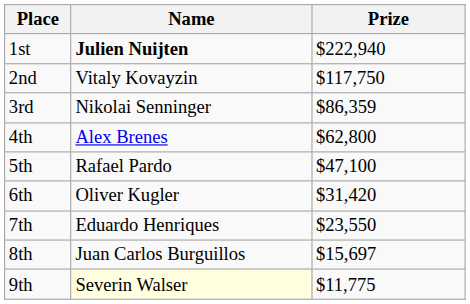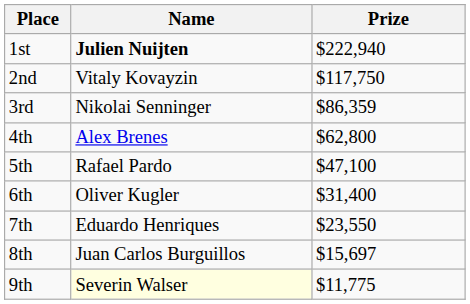(346, 195) $31,420 -> (346, 195) $31,400
